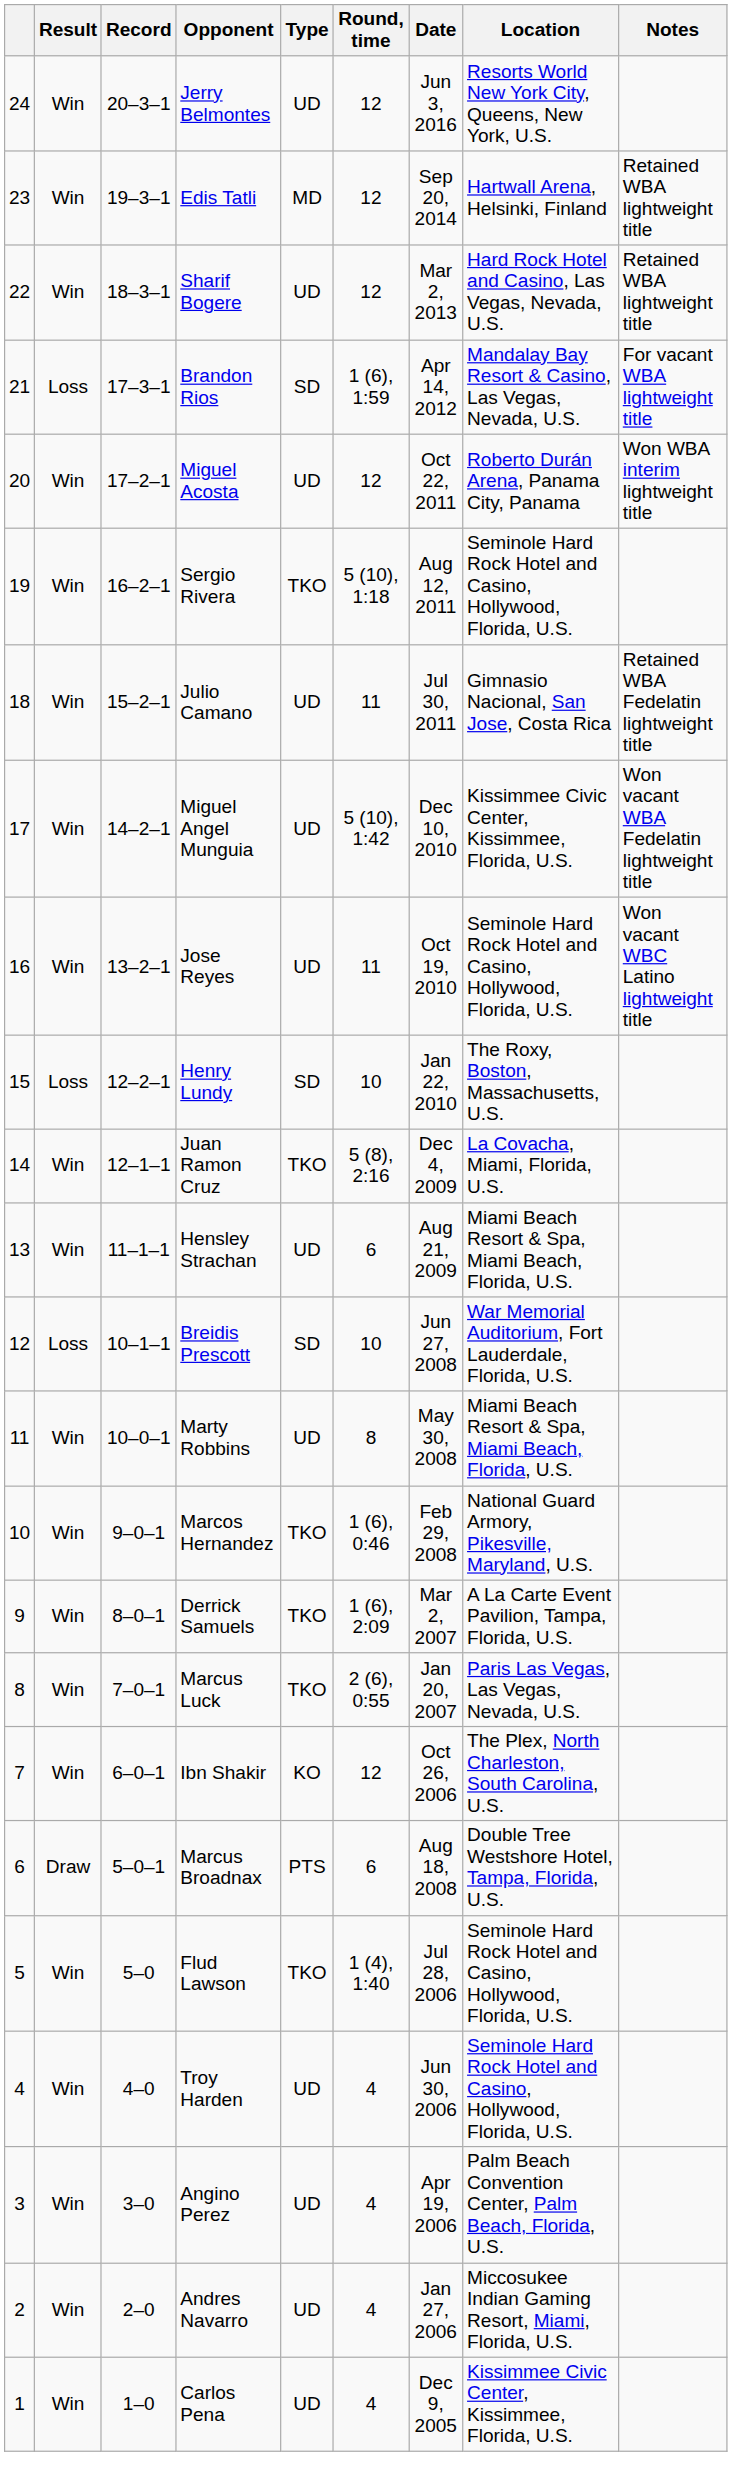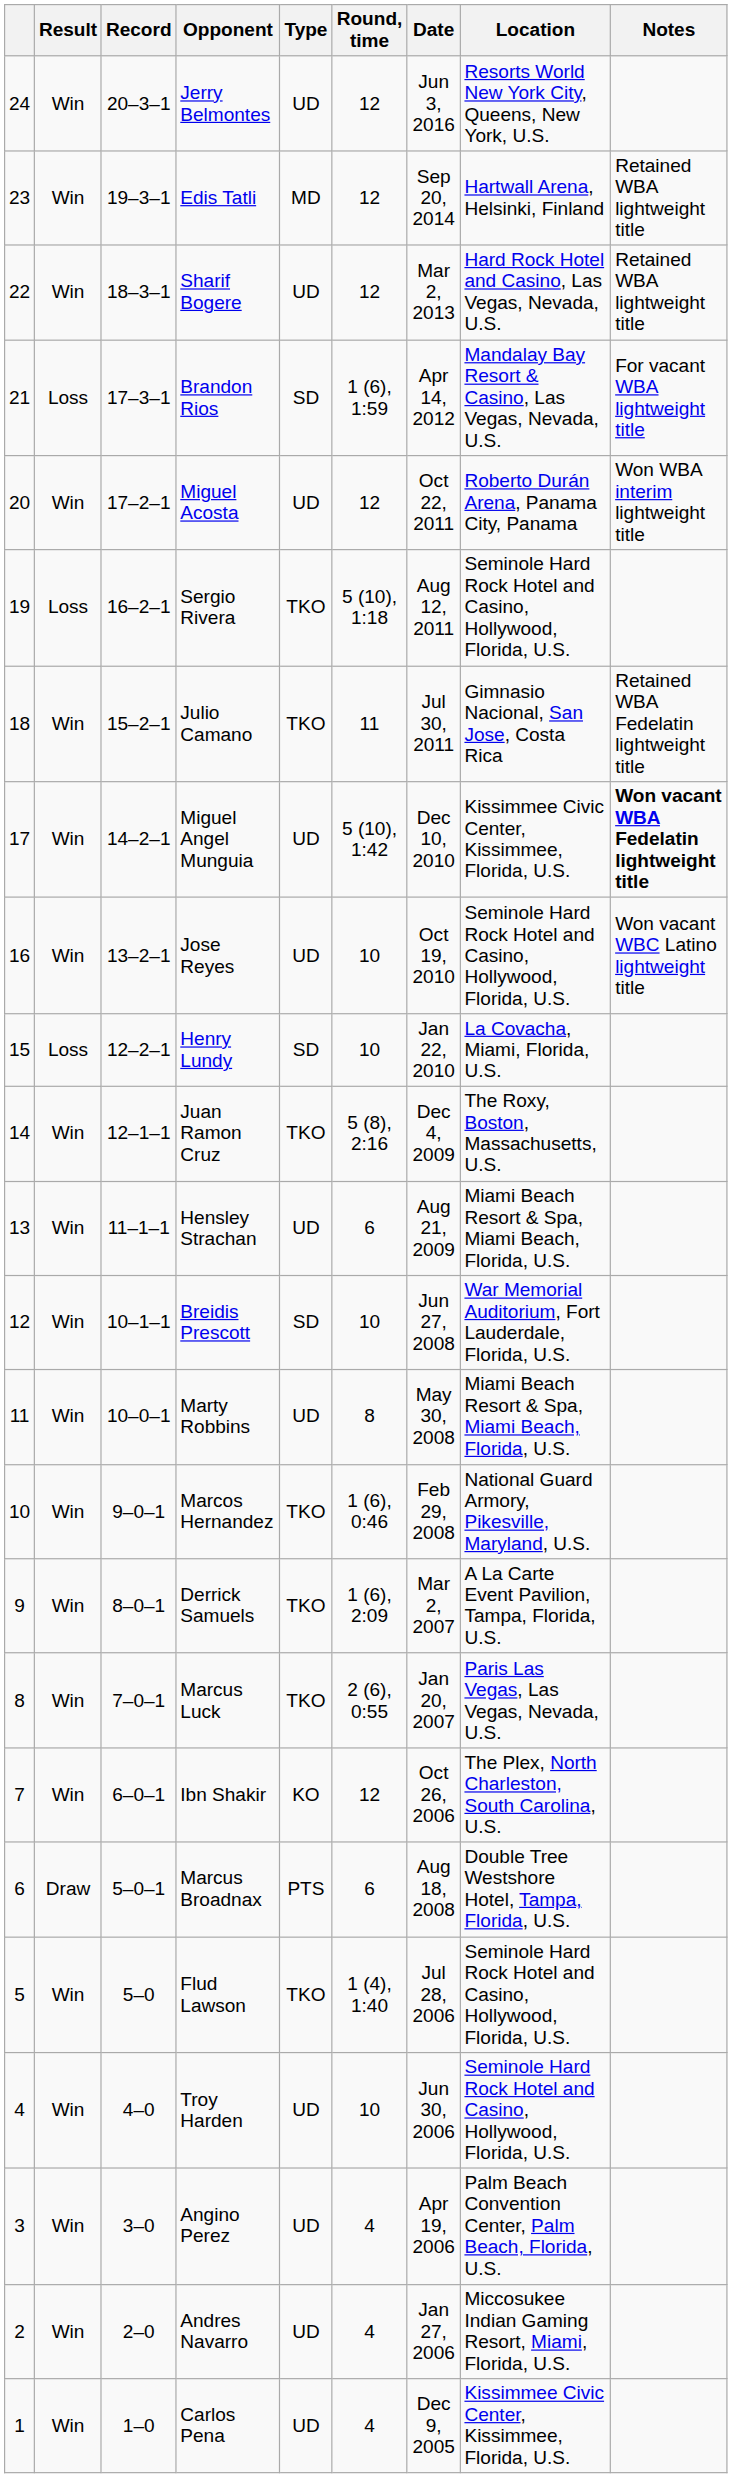(68, 586) Win -> (68, 607) Loss
(307, 702) UD -> (306, 723) TKO
(668, 828) normal -> (668, 839) bold
(371, 966) 11 -> (370, 955) 10
(533, 1081) The Roxy, Boston, Massachusetts, U.S. -> (527, 1049) La Covacha, Miami, Florida, U.S.
(529, 1165) La Covacha, Miami, Florida, U.S. -> (531, 1133) The Roxy, Boston, Massachusetts, U.S.
(68, 1343) Loss -> (68, 1322) Win
(371, 2088) 4 -> (370, 2110) 10
